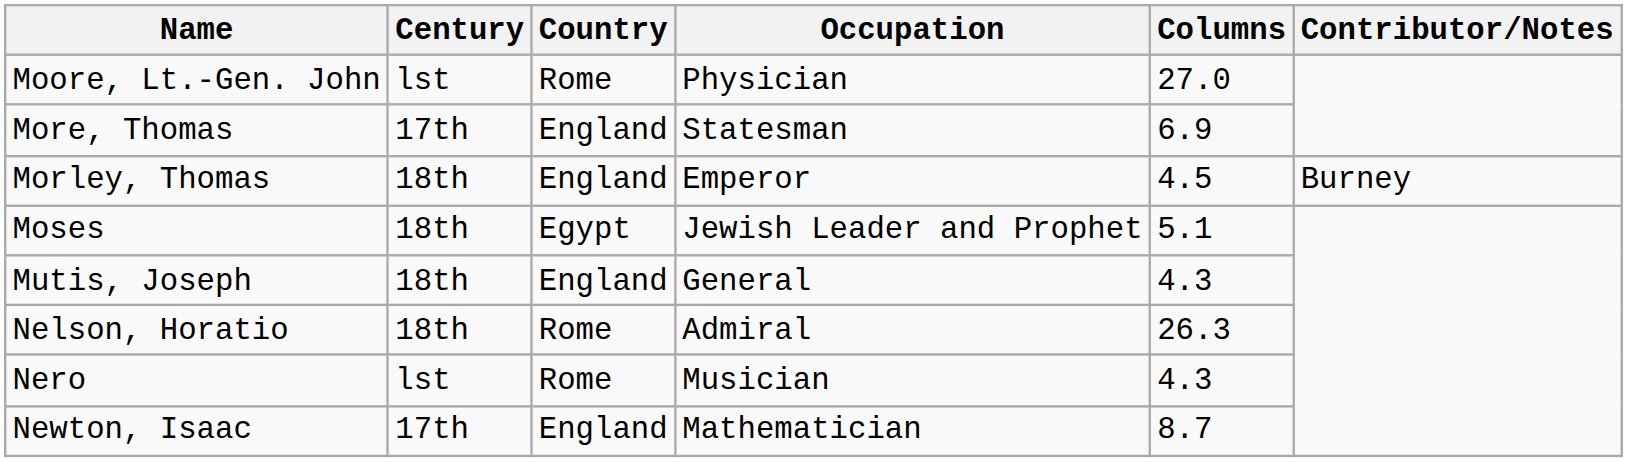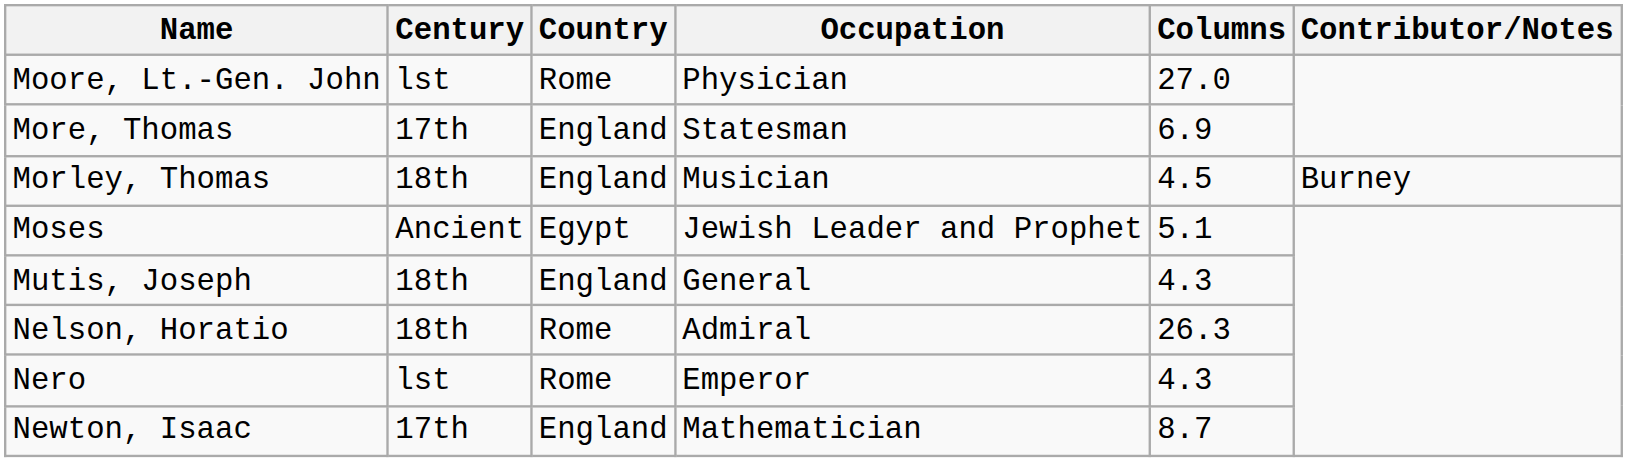(747, 180) Emperor -> (756, 180) Musician
(432, 230) 18th -> (460, 230) Ancient
(756, 380) Musician -> (747, 380) Emperor
